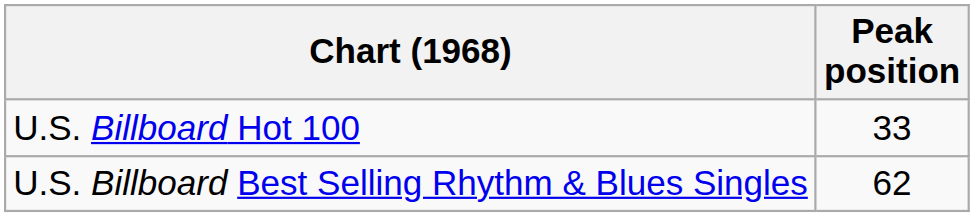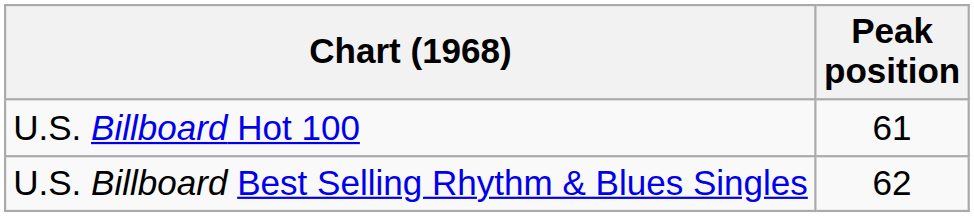(892, 127) 33 -> (892, 127) 61
